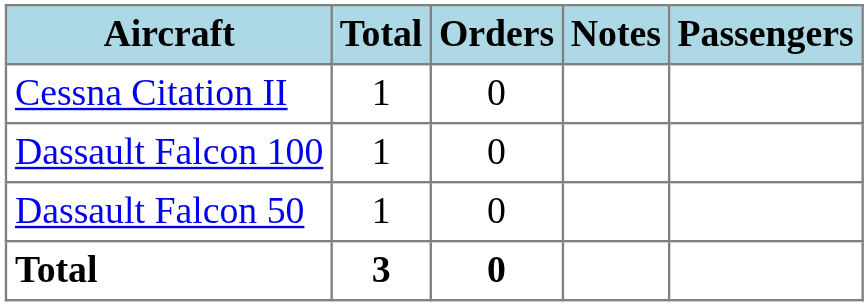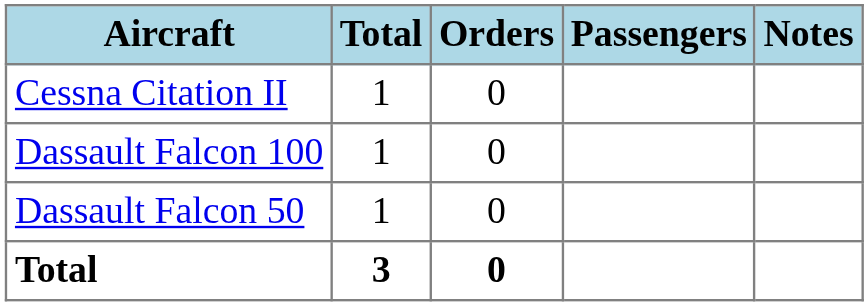columns swapped: (766, 33) <-> (616, 33)
